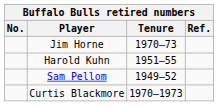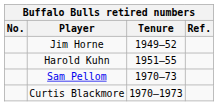(156, 45) 1970–73 -> (156, 45) 1949–52
(156, 77) 1949–52 -> (156, 77) 1970–73
